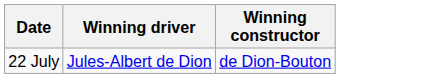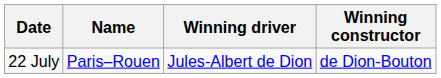+ column: (113, 26)
